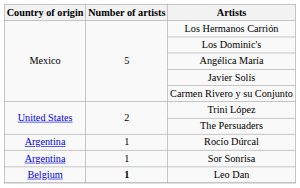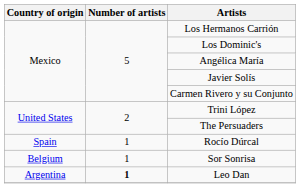(45, 142) Argentina -> (45, 142) Spain
(45, 158) Argentina -> (45, 158) Belgium
(45, 175) Belgium -> (45, 175) Argentina
